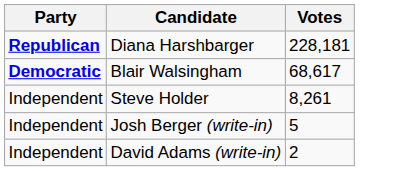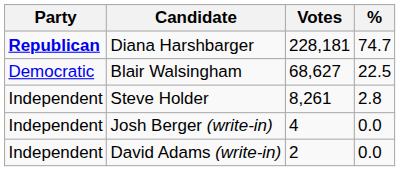+ column: (375, 17)
(55, 71) bold -> (51, 71) normal
(315, 71) 68,617 -> (315, 71) 68,627
(294, 125) 5 -> (294, 125) 4
